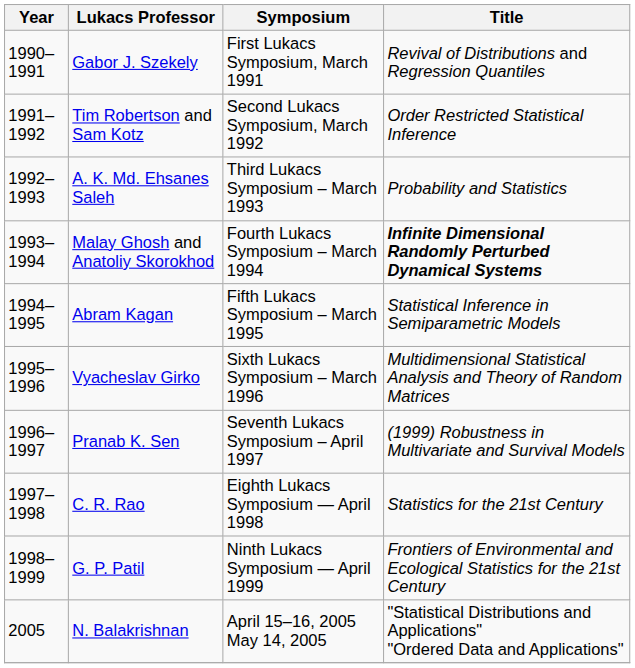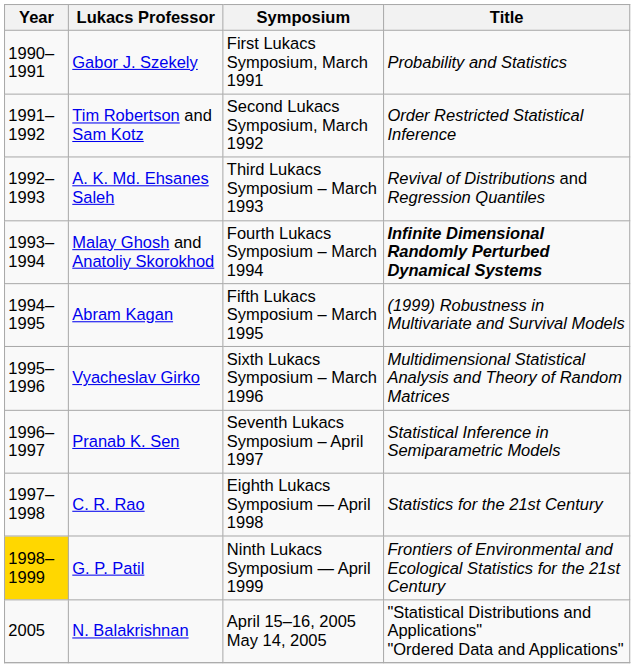(487, 62) Revival of Distributions and Regression Quantiles -> (477, 62) Probability and Statistics
(477, 188) Probability and Statistics -> (487, 188) Revival of Distributions and Regression Quantiles
(474, 315) Statistical Inference in Semiparametric Models -> (506, 315) (1999) Robustness in Multivariate and Survival Models
(506, 441) (1999) Robustness in Multivariate and Survival Models -> (474, 441) Statistical Inference in Semiparametric Models
(31, 567) no background -> (31, 567) gold background
